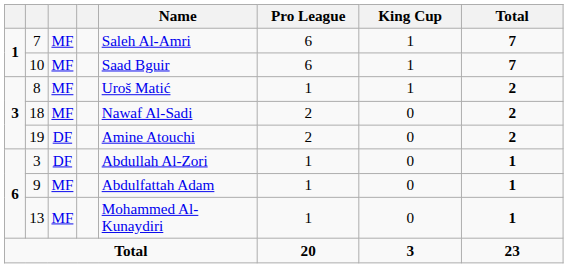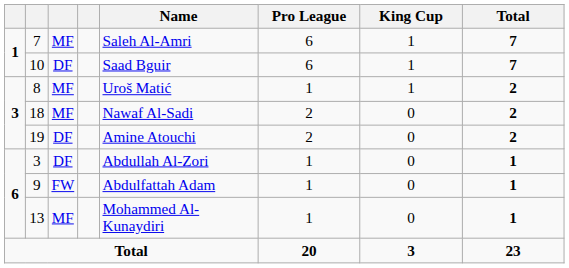(62, 64) MF -> (63, 64) DF
(62, 185) MF -> (63, 185) FW
